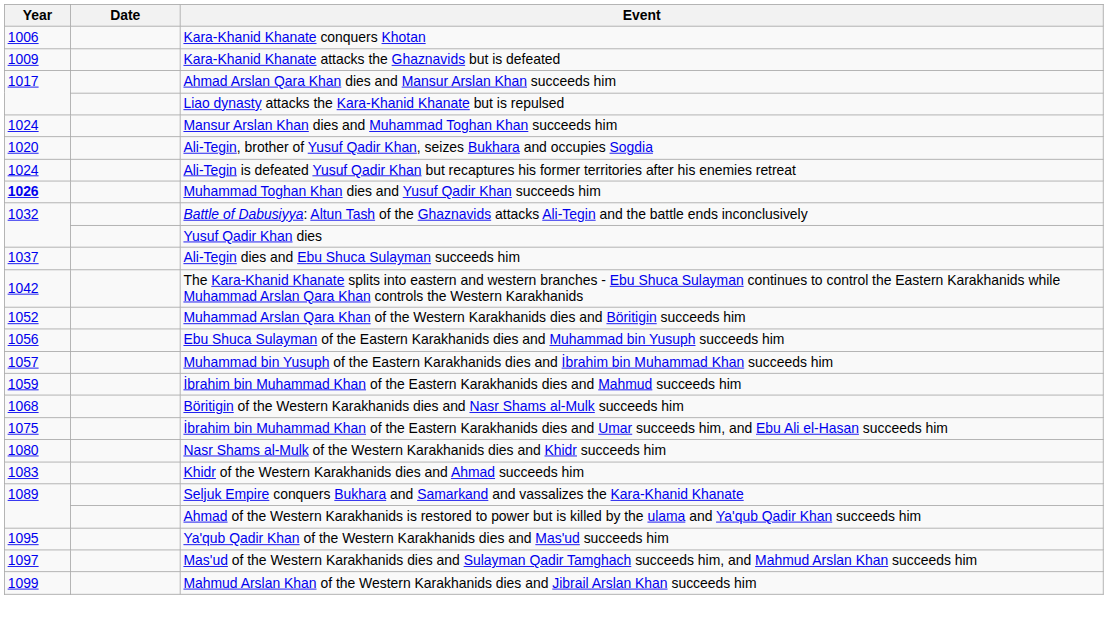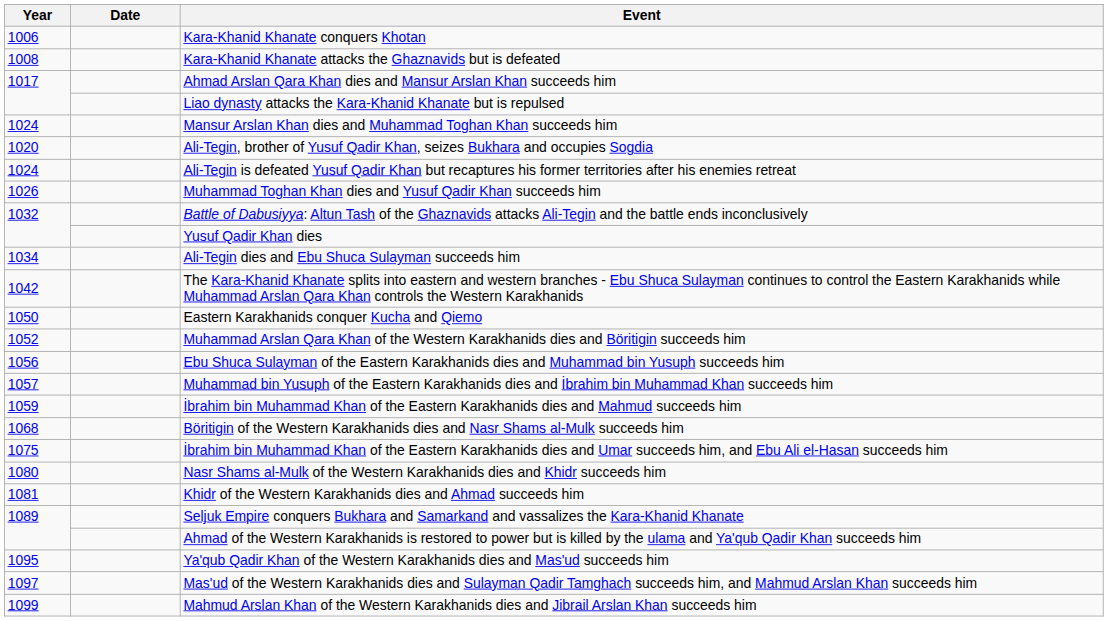(23, 59) 1009 -> (23, 59) 1008
(23, 192) bold -> (23, 192) normal
(23, 258) 1037 -> (23, 258) 1034
+ row: (333, 318)
(23, 472) 1083 -> (23, 494) 1081
